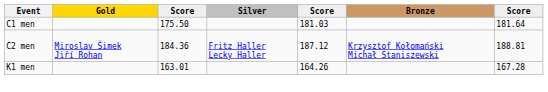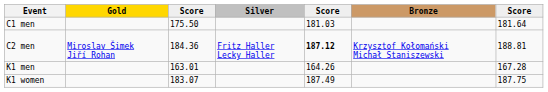(314, 46) normal -> (320, 46) bold
+ row: (25, 81)
